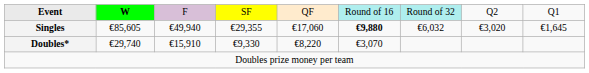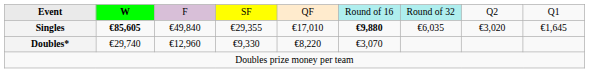(125, 28) normal -> (125, 28) bold
(185, 28) €49,940 -> (185, 28) €49,840
(308, 28) €17,060 -> (308, 28) €17,010
(431, 28) €6,032 -> (431, 28) €6,035
(185, 44) €15,910 -> (185, 44) €12,960
